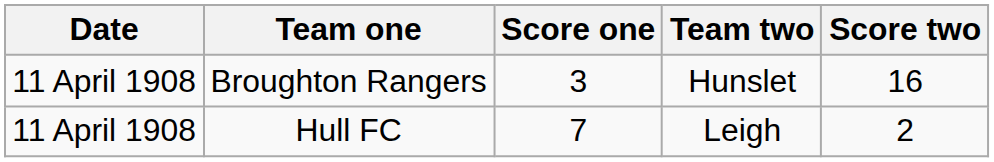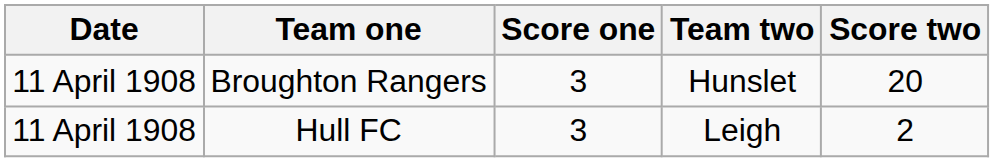(905, 80) 16 -> (905, 80) 20
(578, 130) 7 -> (578, 130) 3
